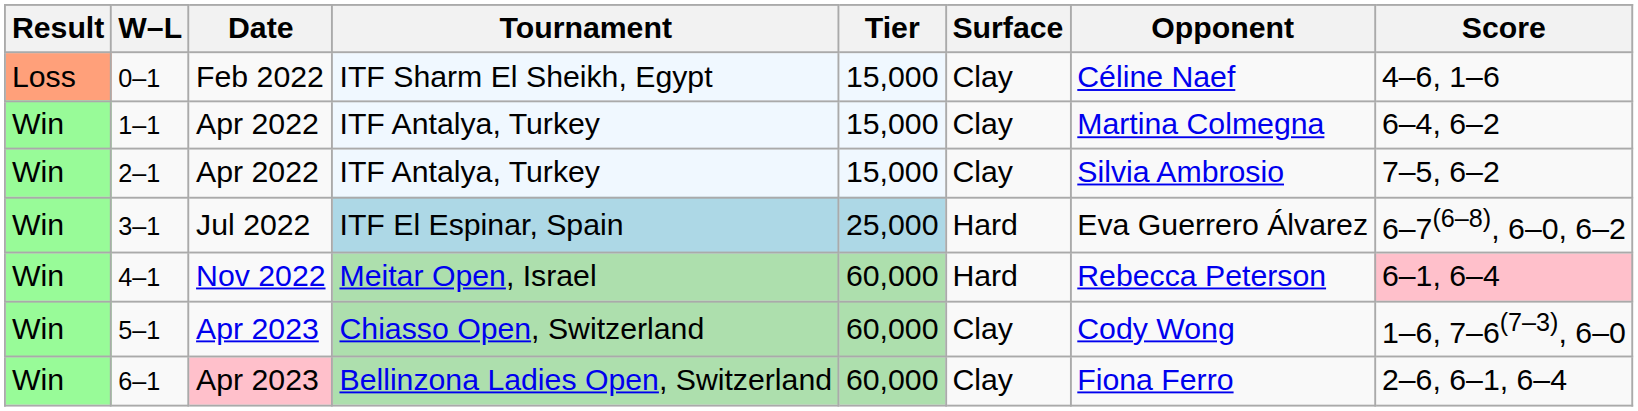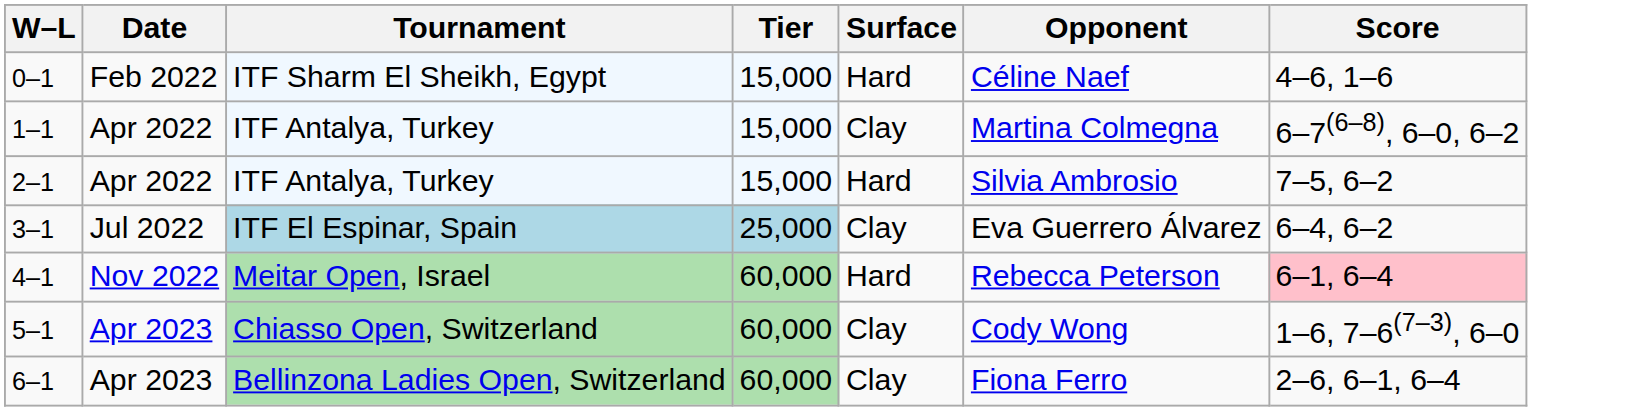- column: (58, 28)
(983, 76) Clay -> (879, 76) Hard
(1441, 124) 6–4, 6–2 -> (1398, 128) 6–7(6–8), 6–0, 6–2
(983, 172) Clay -> (879, 180) Hard
(985, 224) Hard -> (876, 228) Clay
(1504, 224) 6–7(6–8), 6–0, 6–2 -> (1334, 228) 6–4, 6–2
(257, 380) pink background -> (151, 380) no background
